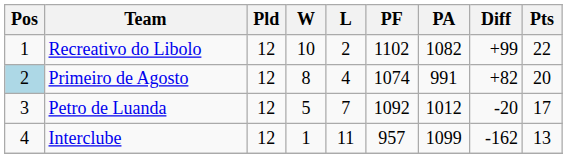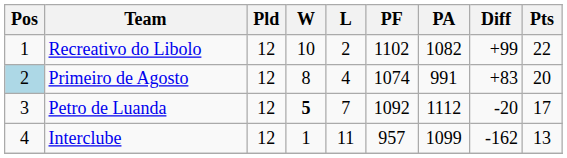(504, 79) +82 -> (504, 79) +83
(306, 108) normal -> (306, 108) bold
(444, 108) 1012 -> (444, 108) 1112
